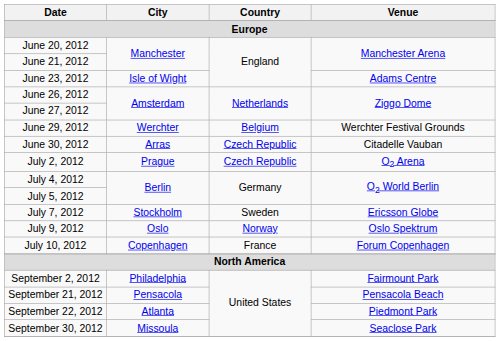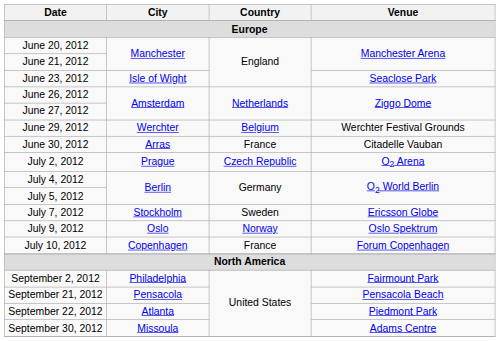(403, 78) Adams Centre -> (403, 78) Seaclose Park
(260, 144) Czech Republic -> (260, 144) France
(403, 328) Seaclose Park -> (403, 328) Adams Centre
